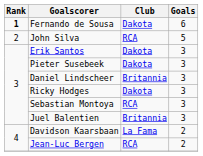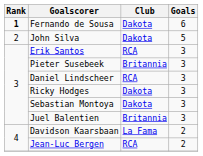(130, 38) RCA -> (137, 38) Dakota
(137, 51) Dakota -> (130, 51) RCA
(137, 64) Dakota -> (145, 64) Britannia
(145, 78) Britannia -> (130, 78) RCA
(130, 104) RCA -> (137, 104) Dakota
